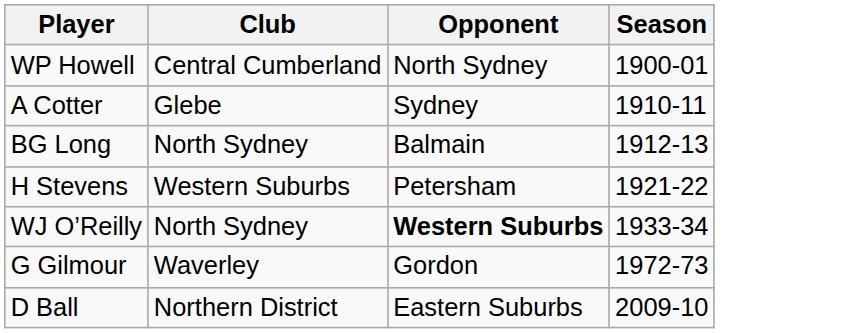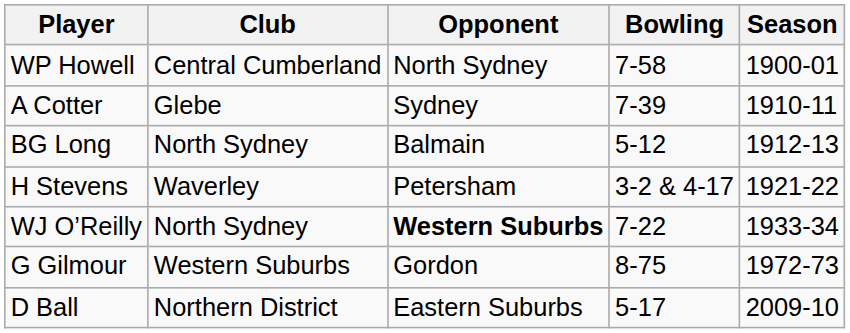+ column: (675, 24)
(252, 186) Western Suburbs -> (206, 186) Waverley
(206, 266) Waverley -> (252, 266) Western Suburbs
